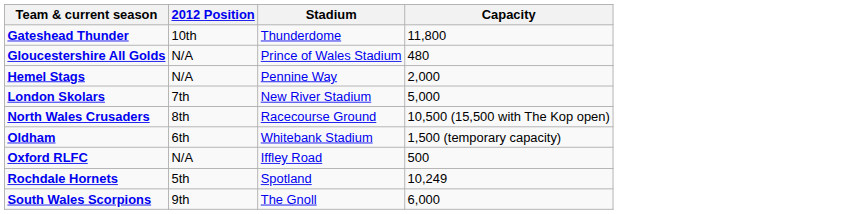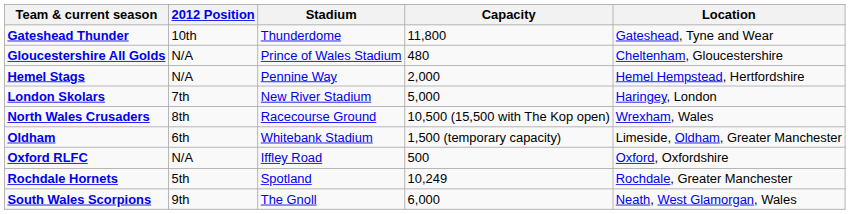+ column: (729, 15)
